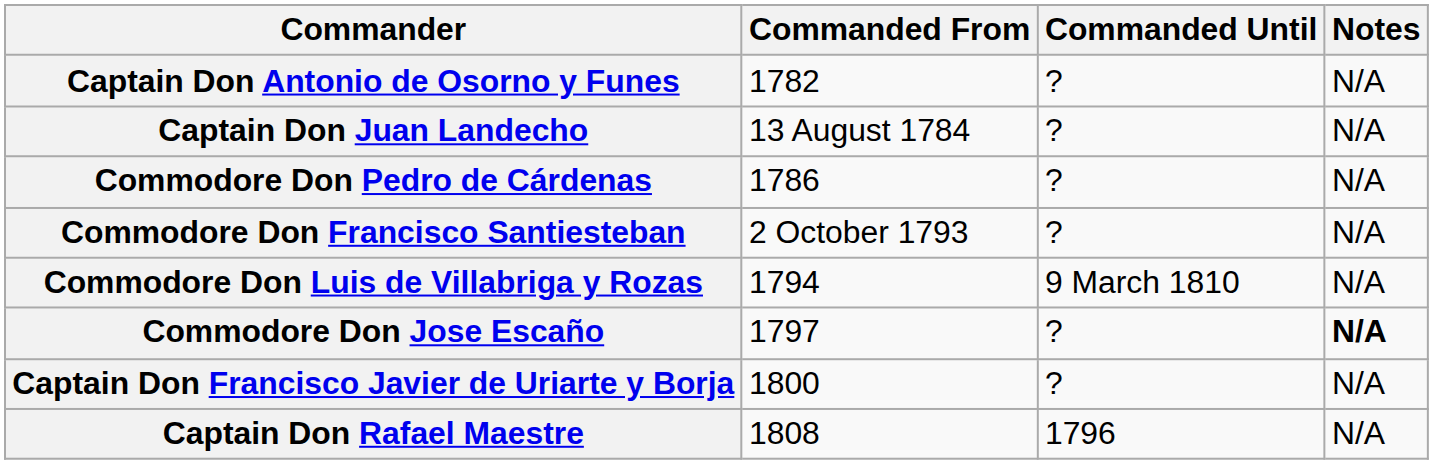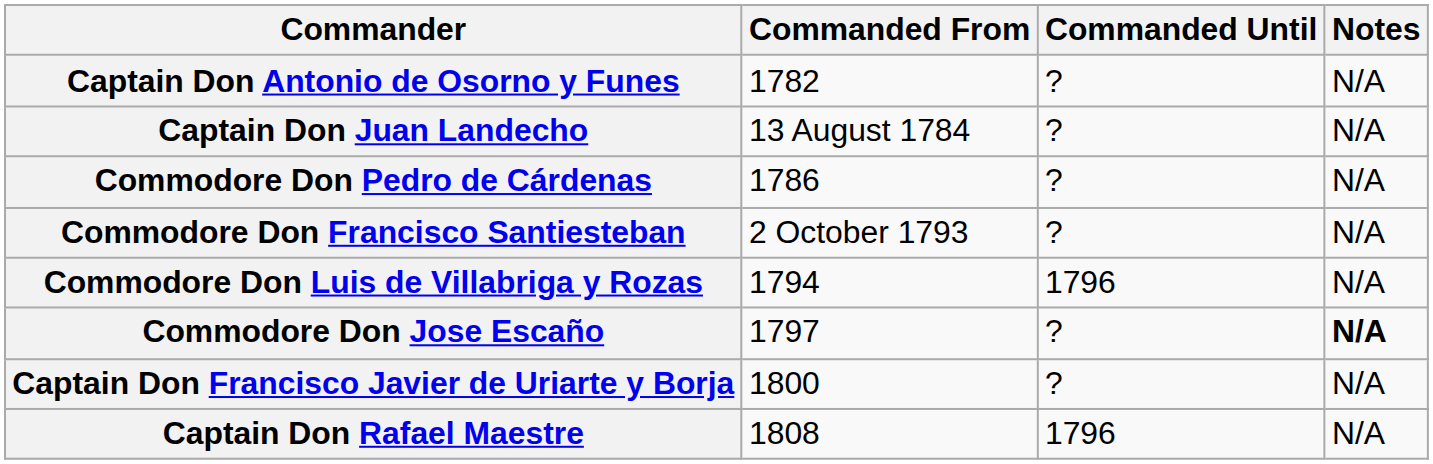(1142, 282) 9 March 1810 -> (1080, 282) 1796
